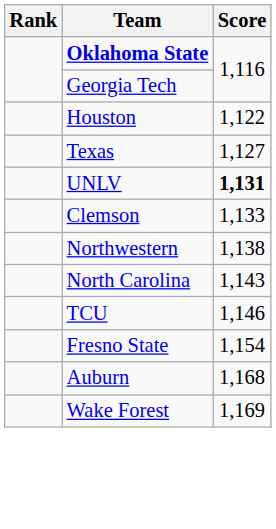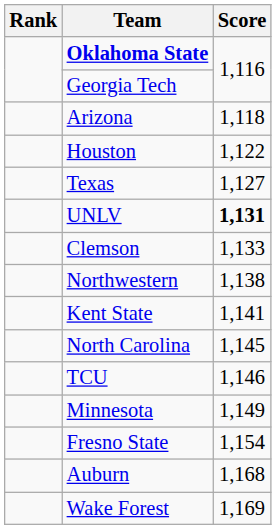+ row: (100, 118)
+ row: (110, 313)
(242, 280) 1,143 -> (242, 345) 1,145
+ row: (110, 410)
